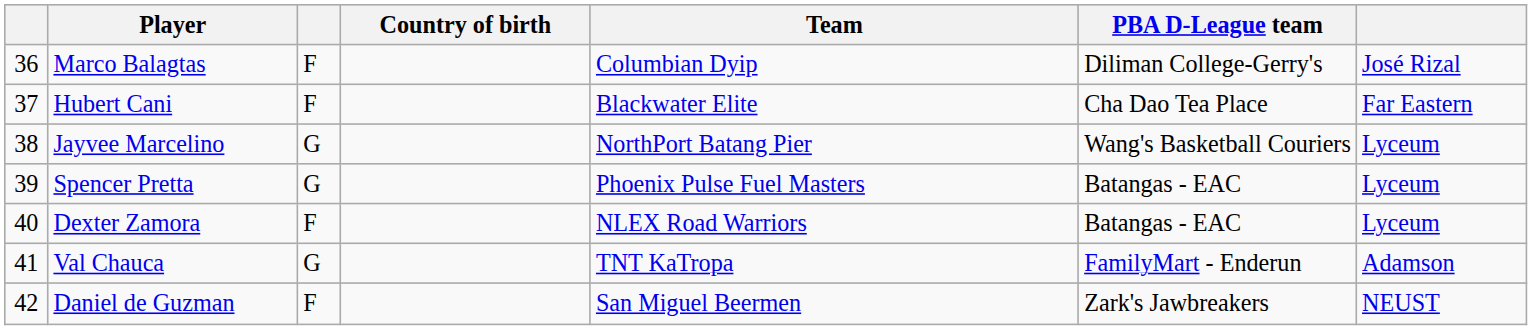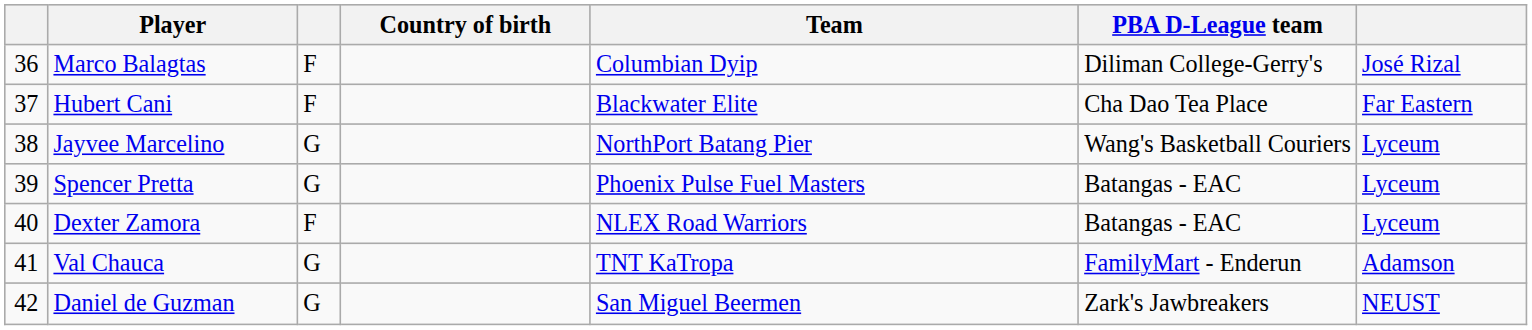(310, 303) F -> (312, 303) G
